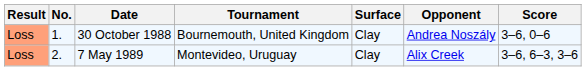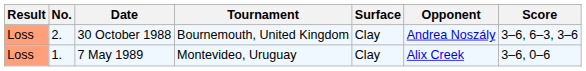(57, 34) 1. -> (57, 34) 2.
(526, 34) 3–6, 0–6 -> (540, 34) 3–6, 6–3, 3–6
(57, 55) 2. -> (57, 55) 1.
(540, 55) 3–6, 6–3, 3–6 -> (526, 55) 3–6, 0–6
